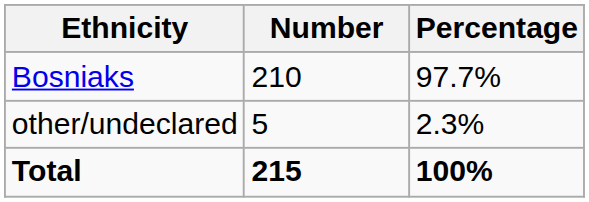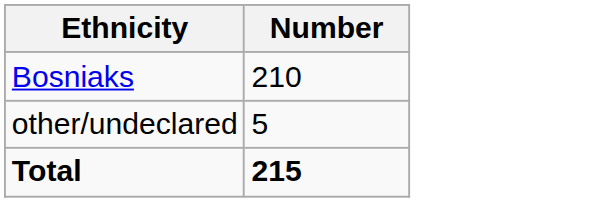- column: (497, 28)
